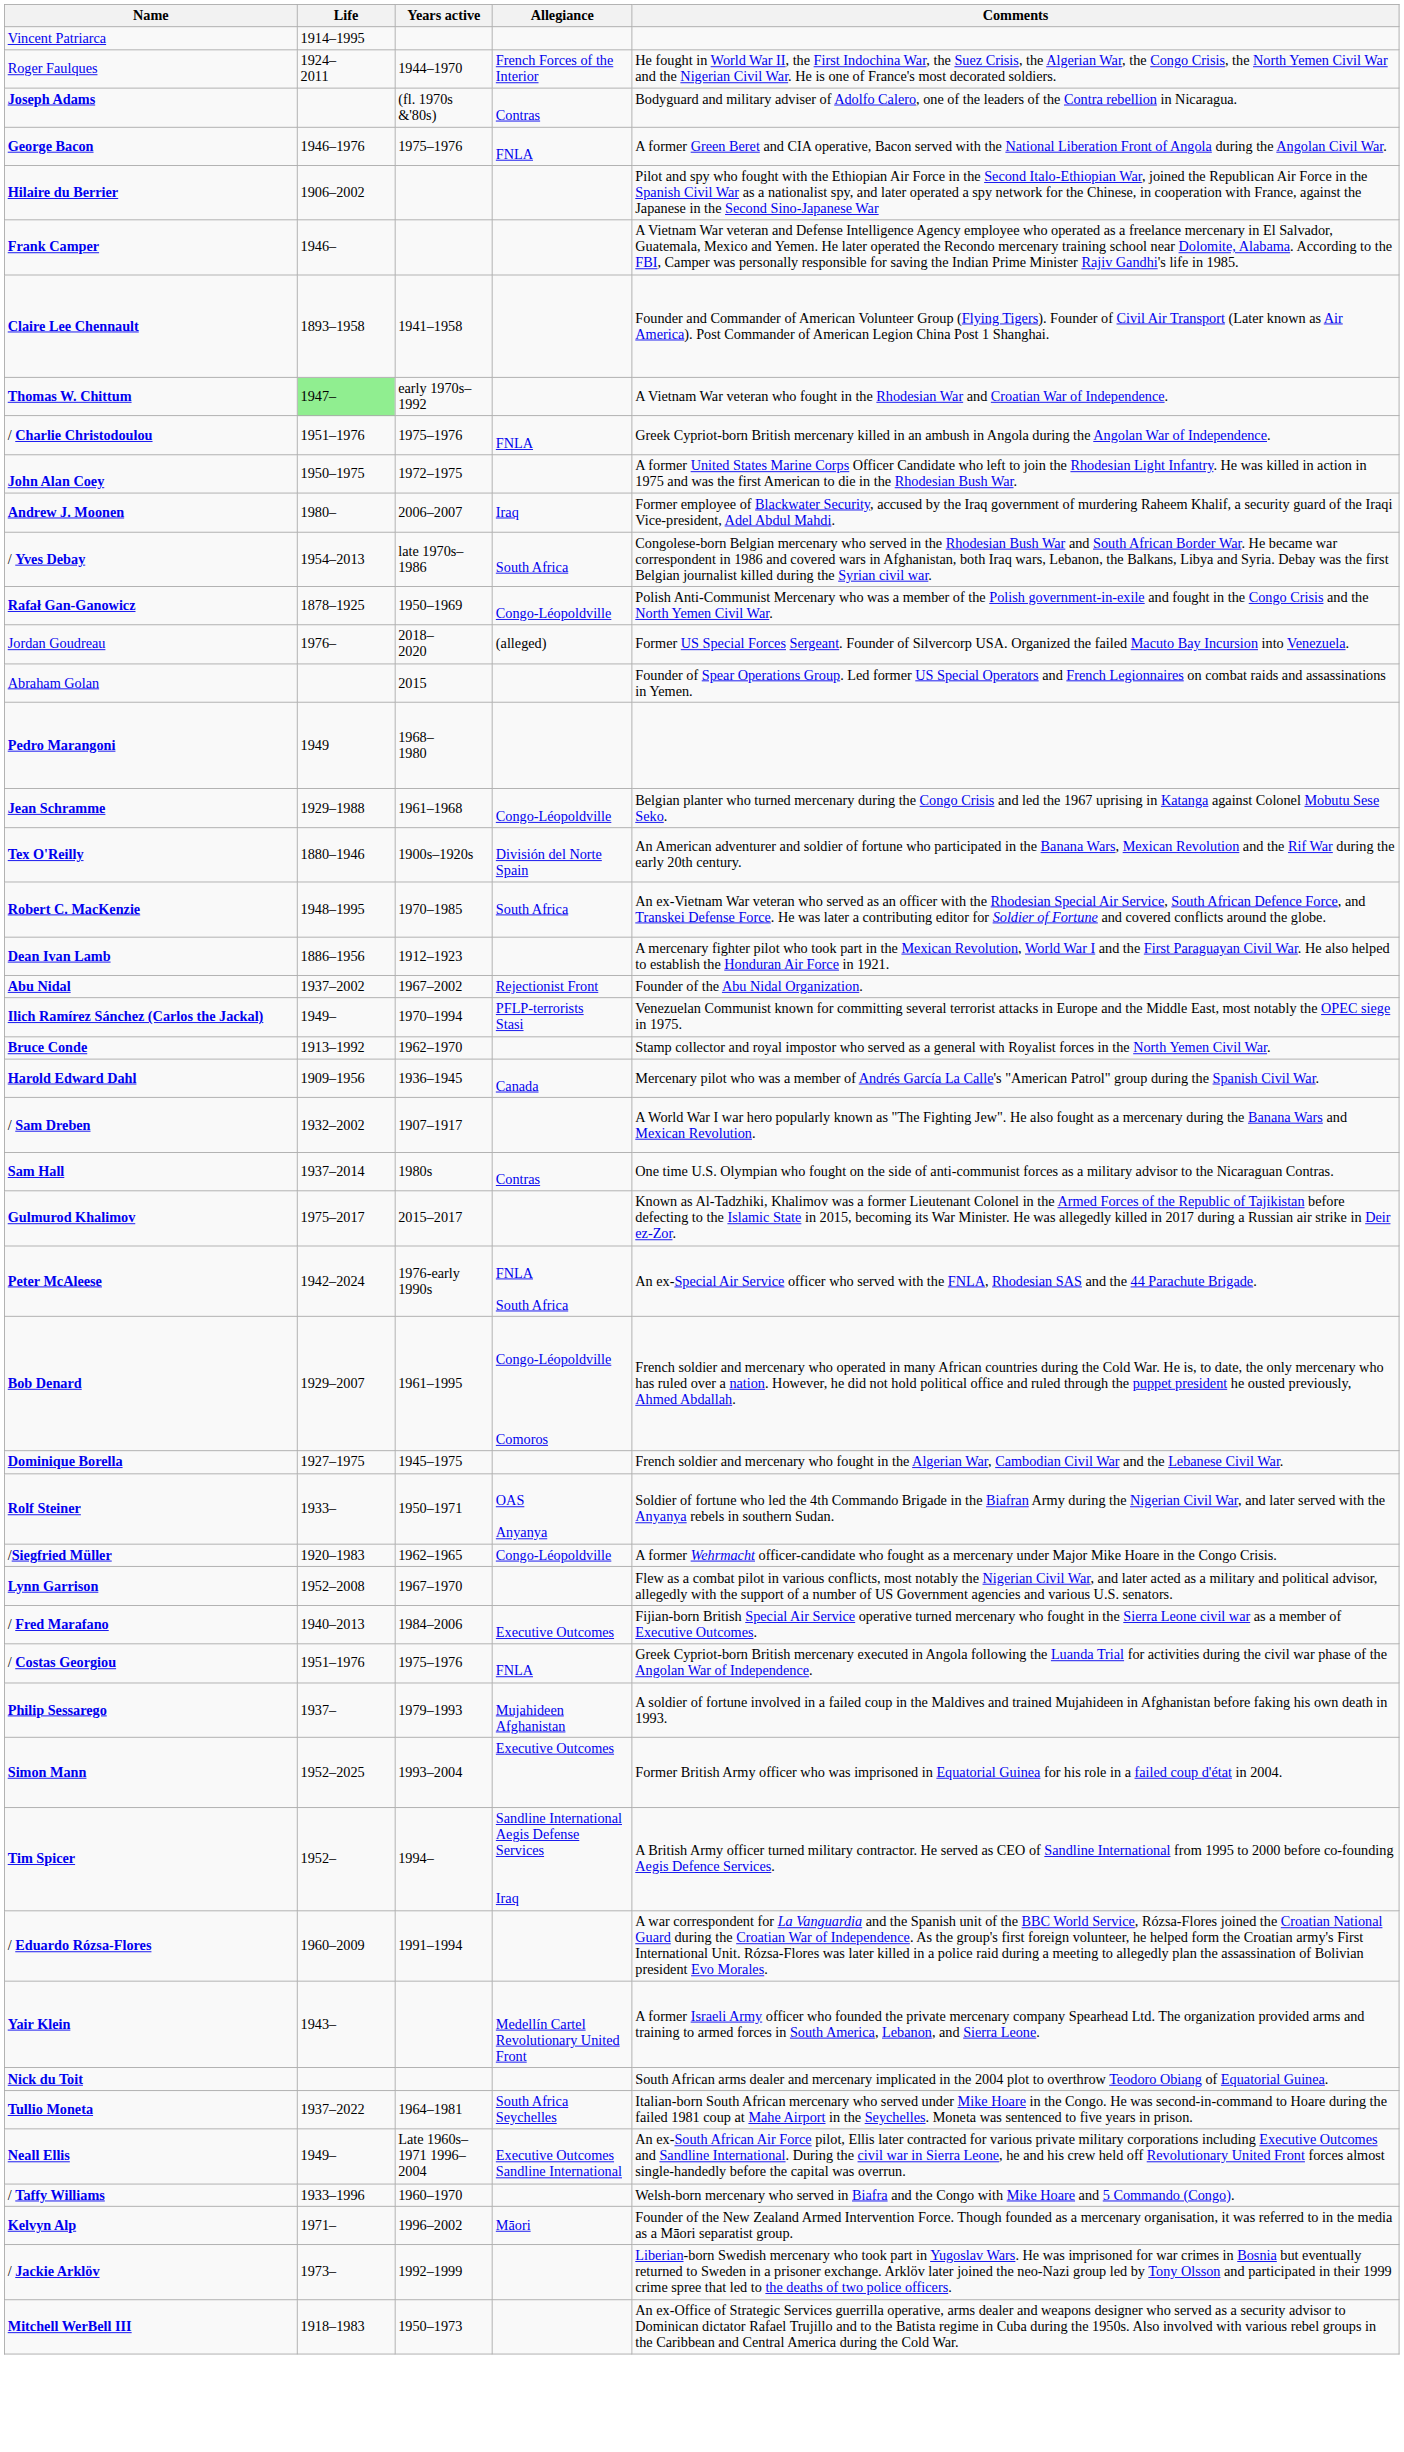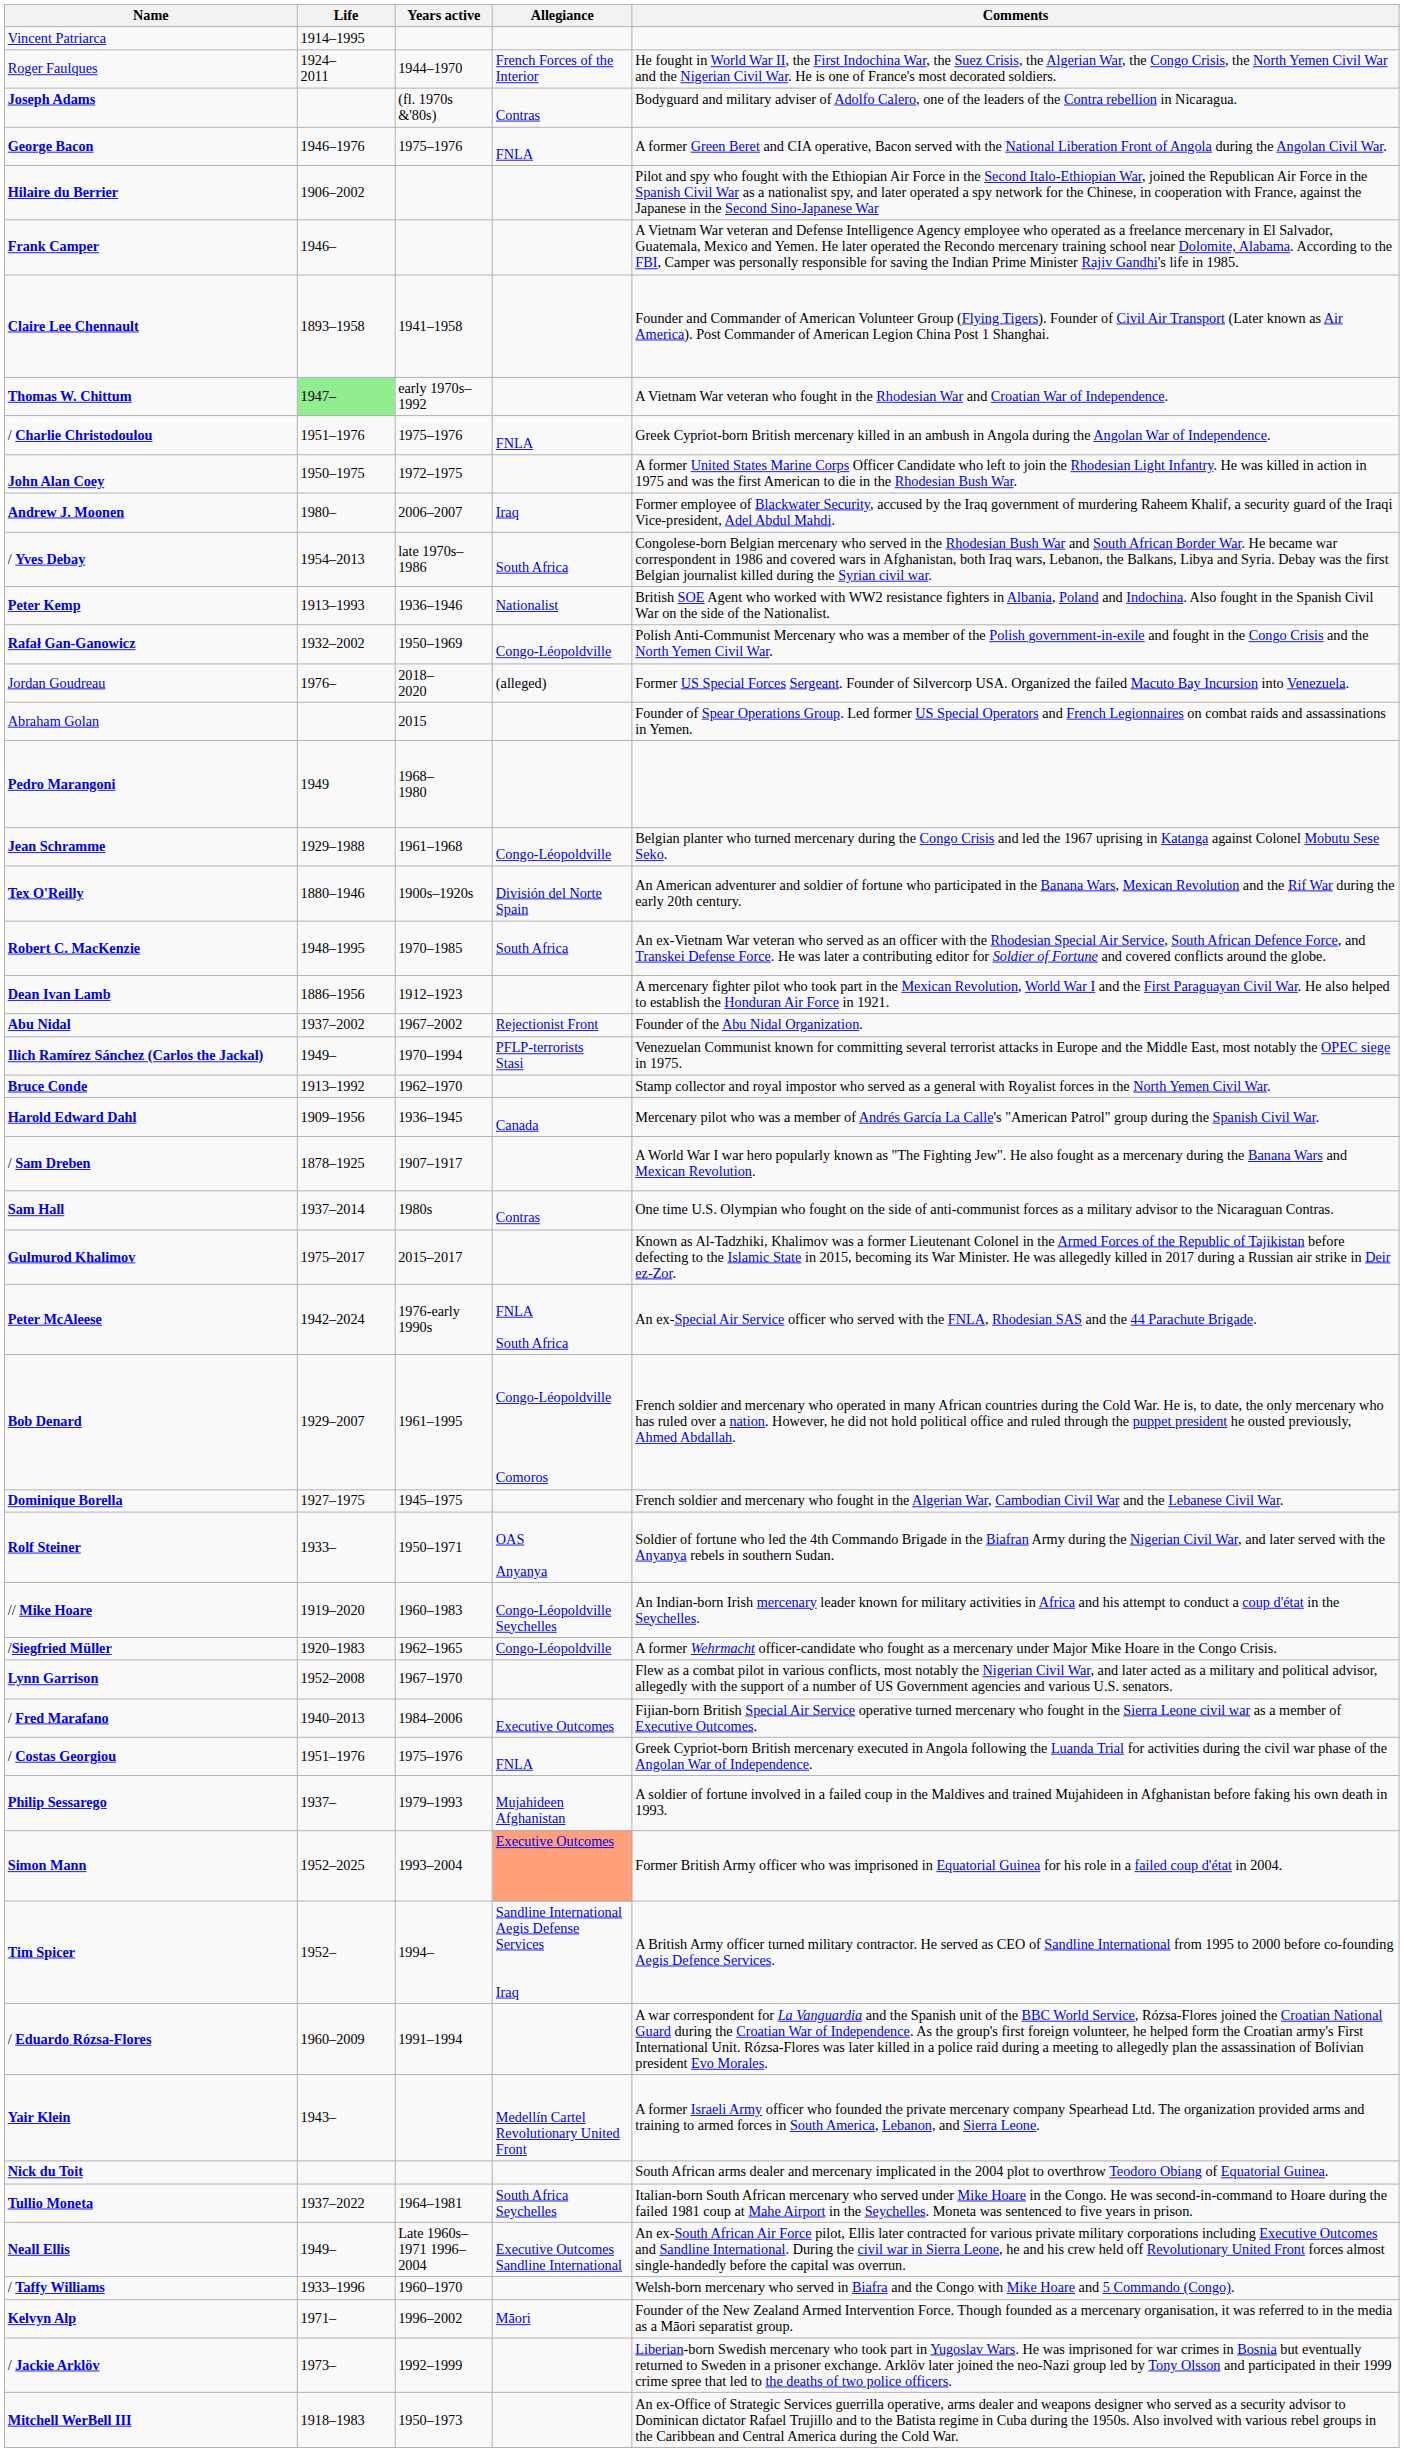+ row: (44, 605)
(333, 605) 1878–1925 -> (333, 644) 1932–2002
(333, 1125) 1932–2002 -> (333, 1163) 1878–1925
+ row: (50, 1610)
(555, 1748) no background -> (555, 1841) lightsalmon background
